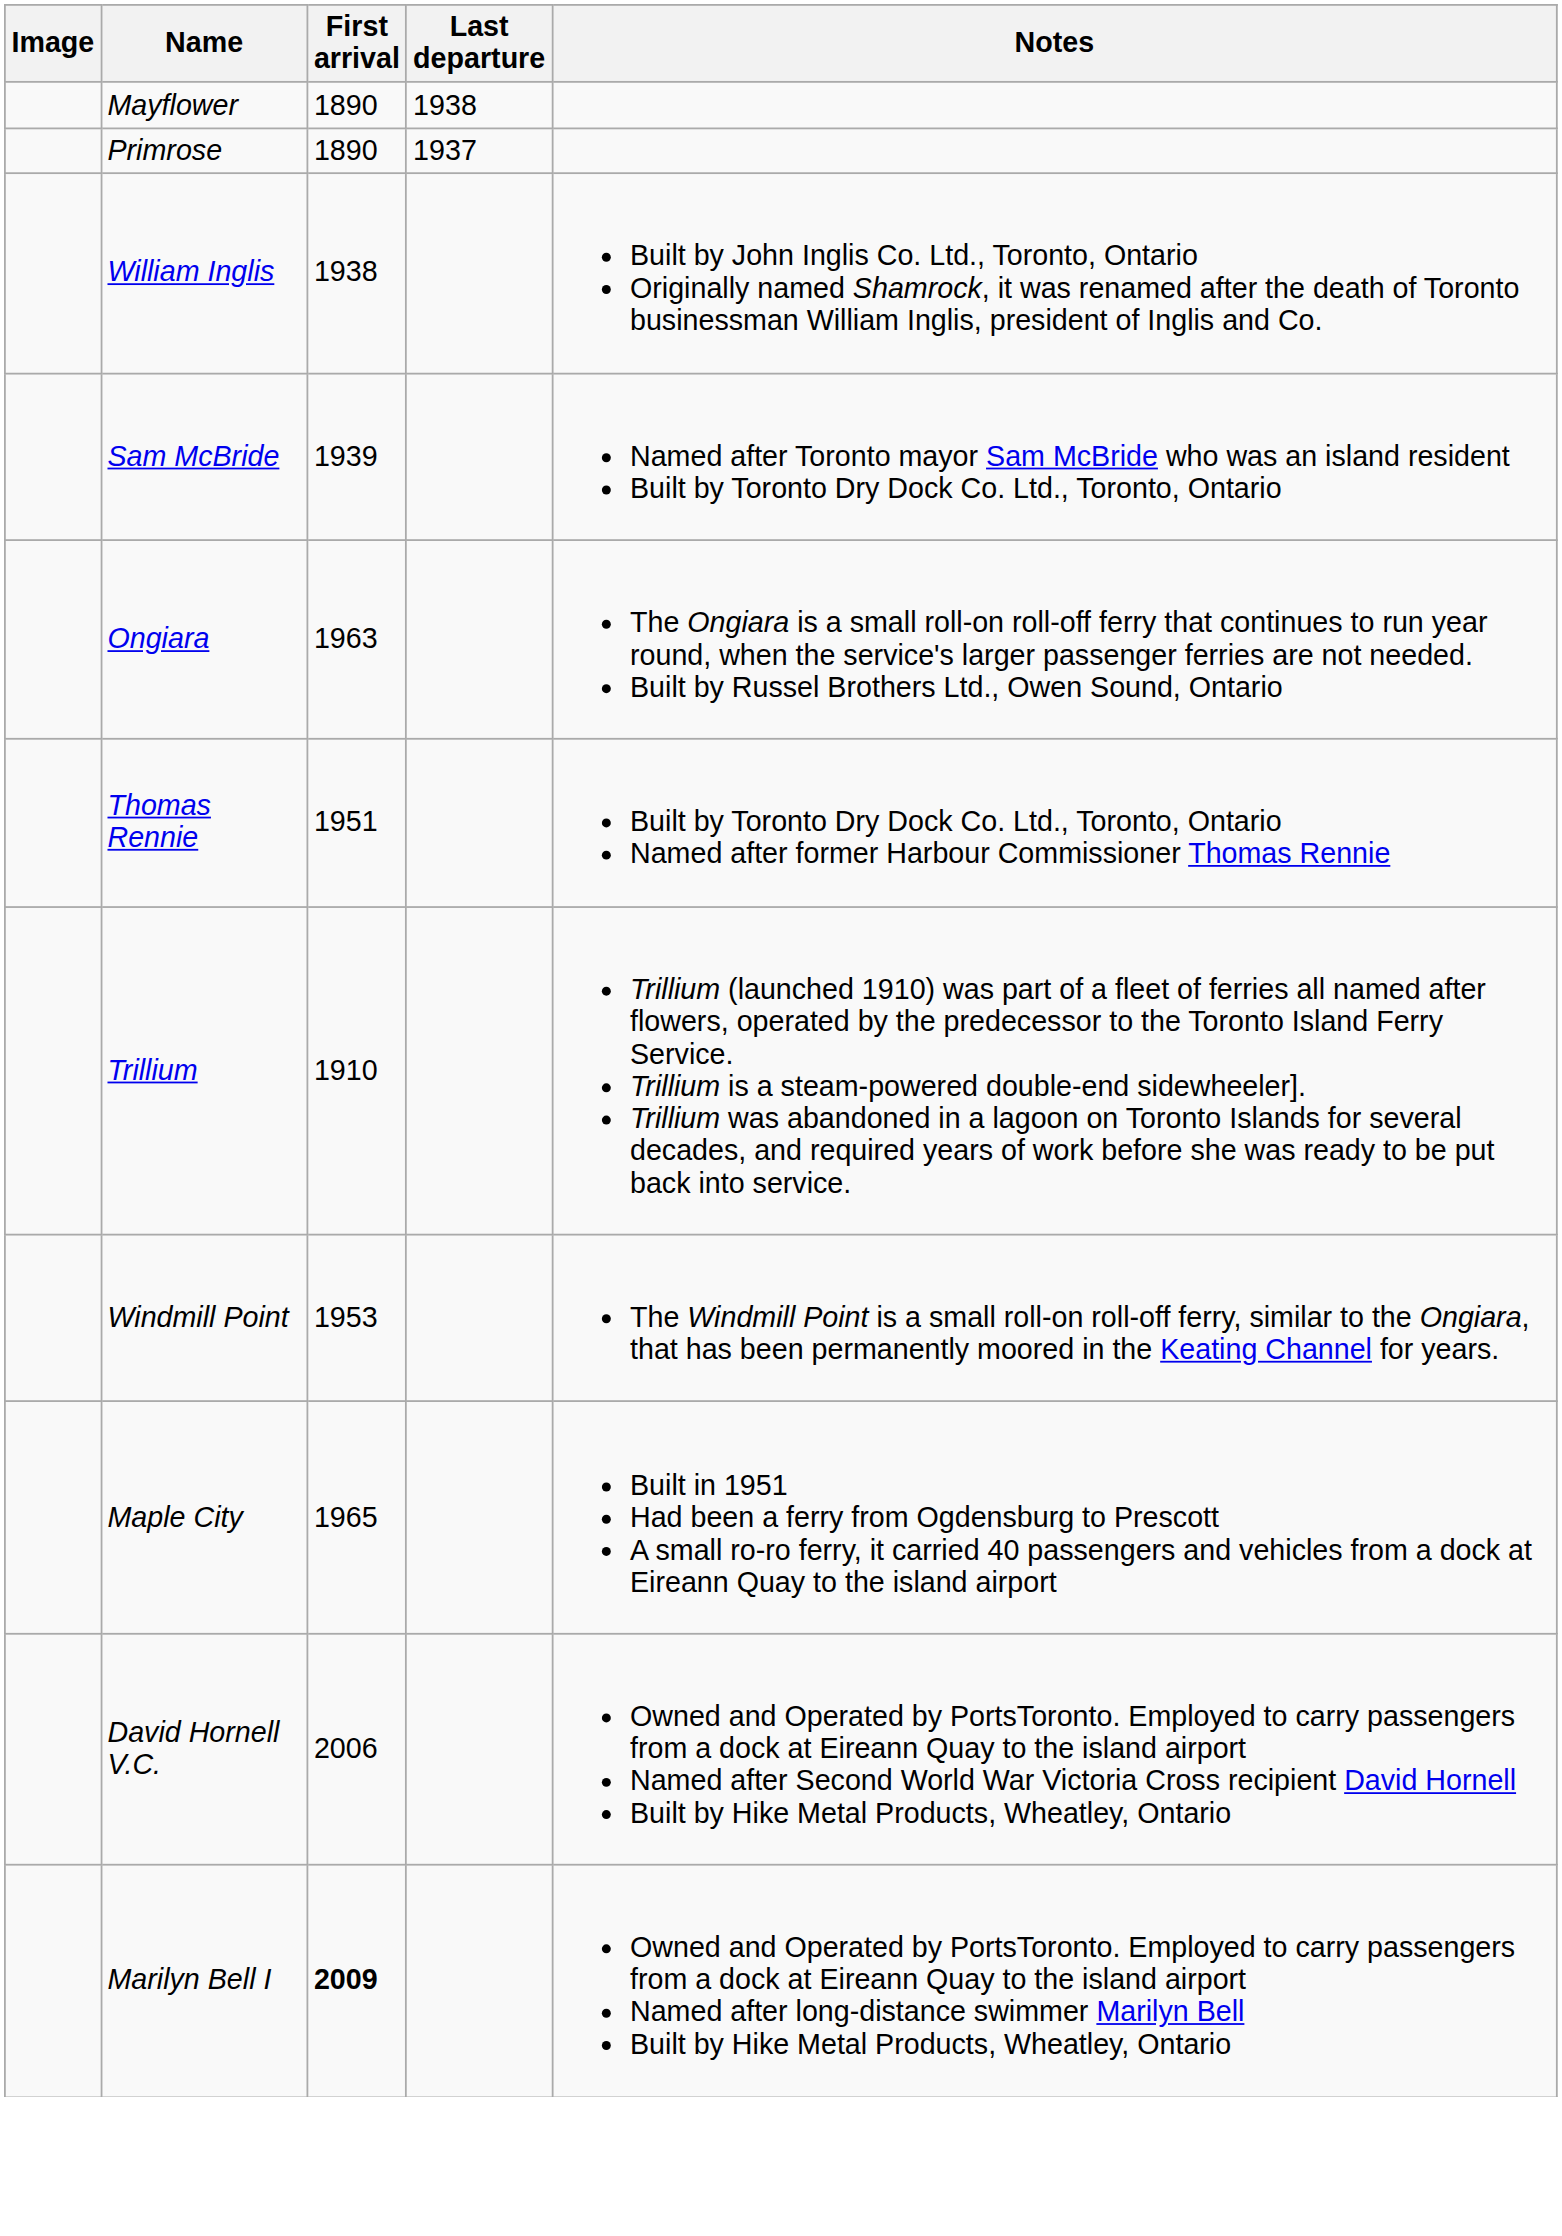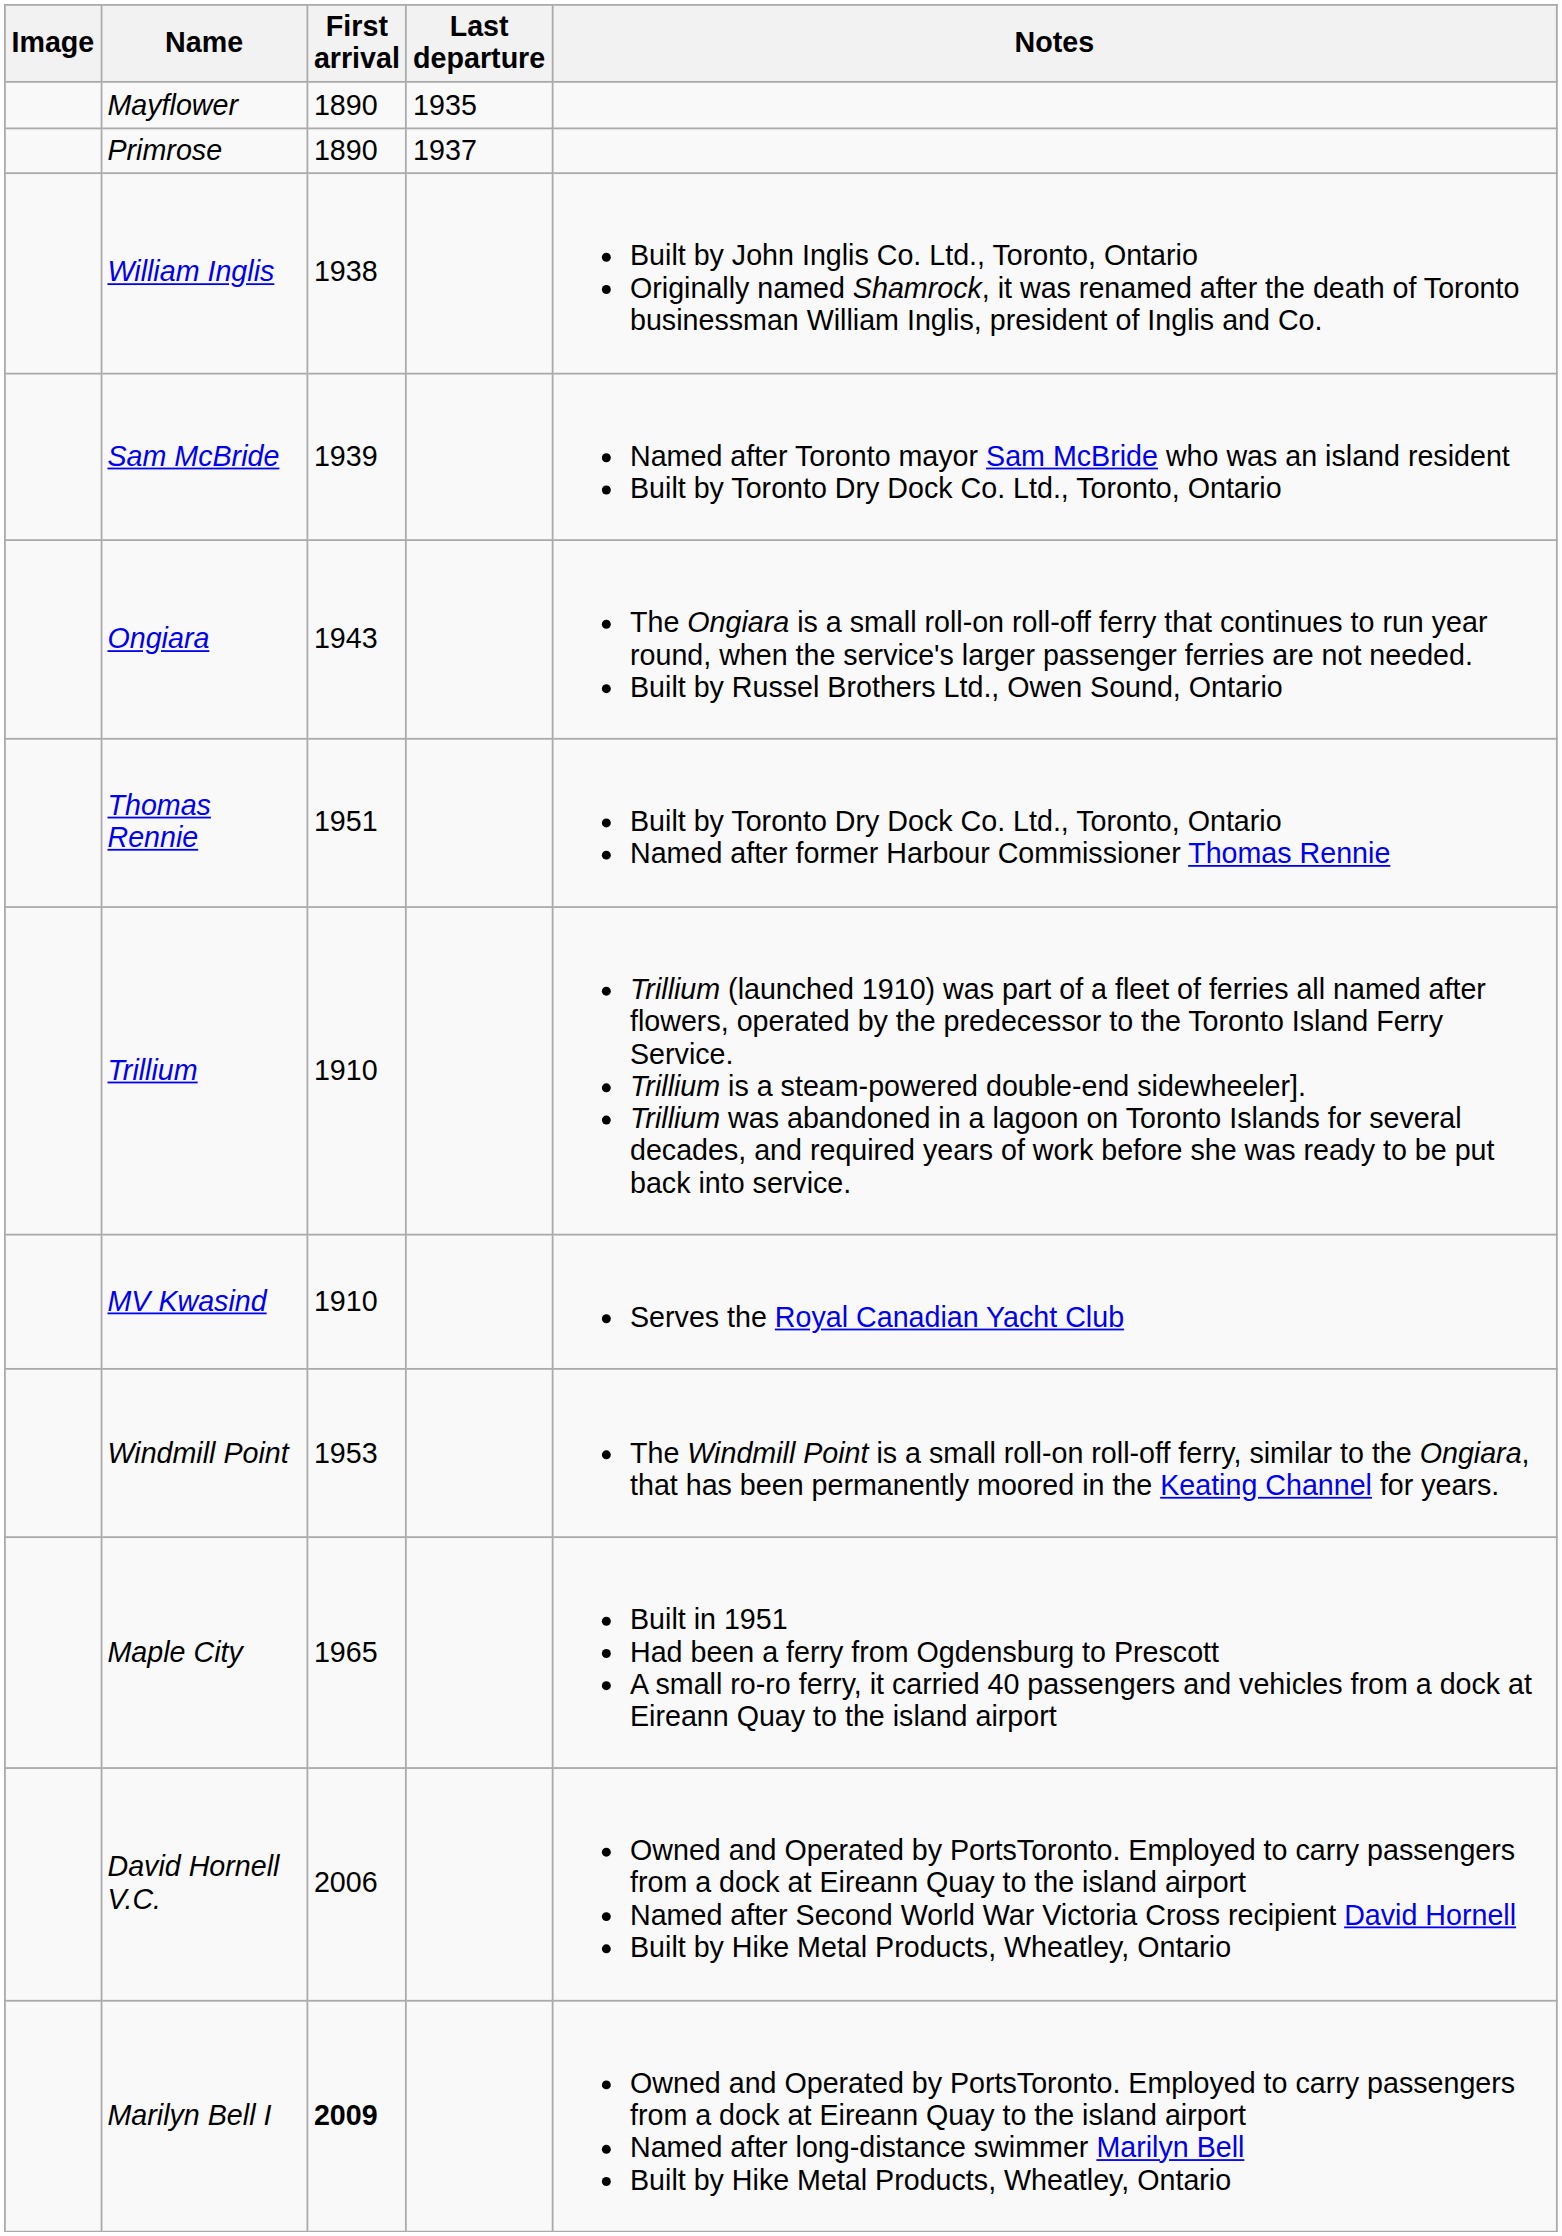(445, 104) 1938 -> (445, 104) 1935
(346, 639) 1963 -> (346, 639) 1943
+ row: (187, 1301)
